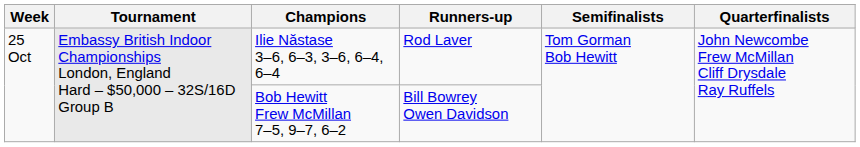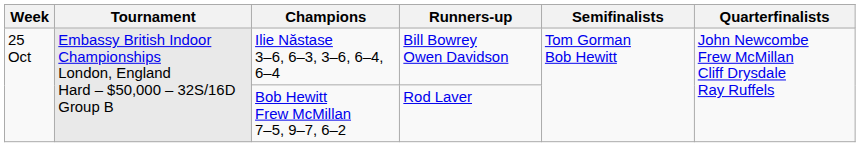(438, 40) Rod Laver -> (456, 48) Bill Bowrey Owen Davidson
(456, 105) Bill Bowrey Owen Davidson -> (438, 97) Rod Laver
